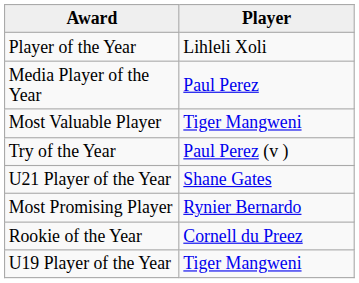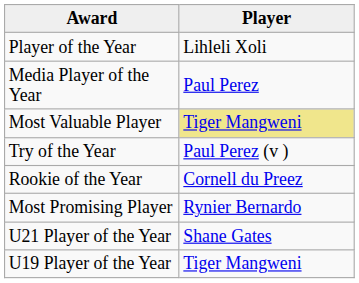(242, 123) no background -> (242, 123) khaki background
rows swapped: (75, 235) <-> (90, 179)
